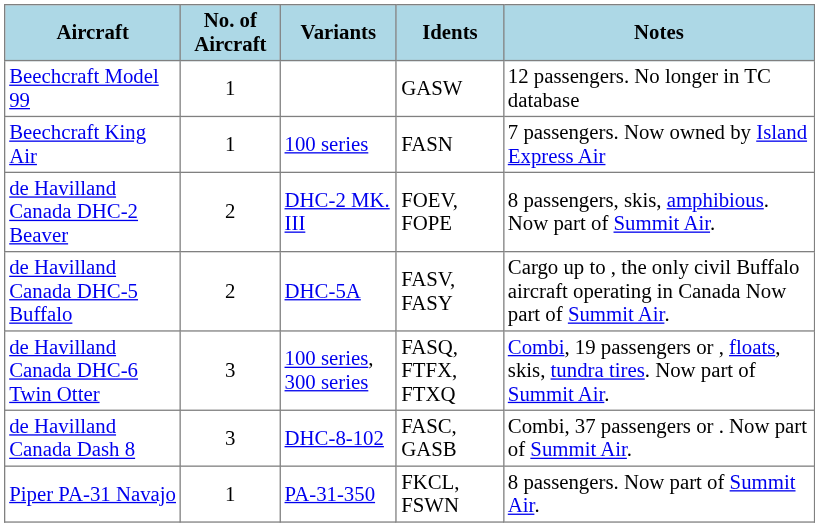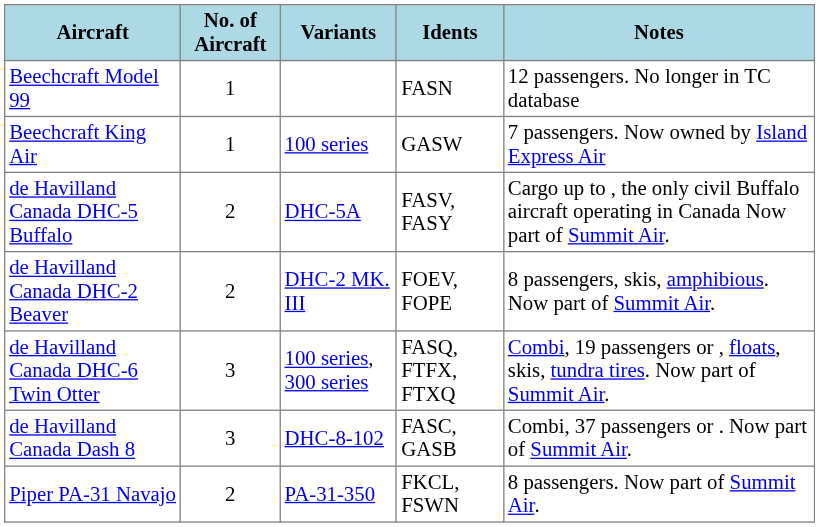(432, 88) GASW -> (427, 88) FASN
(427, 144) FASN -> (432, 144) GASW
rows swapped: (74, 211) <-> (74, 291)
(230, 493) 1 -> (230, 493) 2
